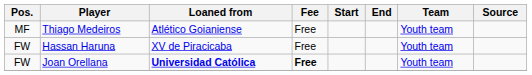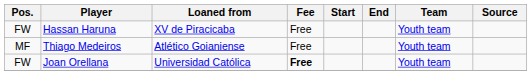rows swapped: (81, 29) <-> (79, 46)
(203, 63) bold -> (202, 63) normal
